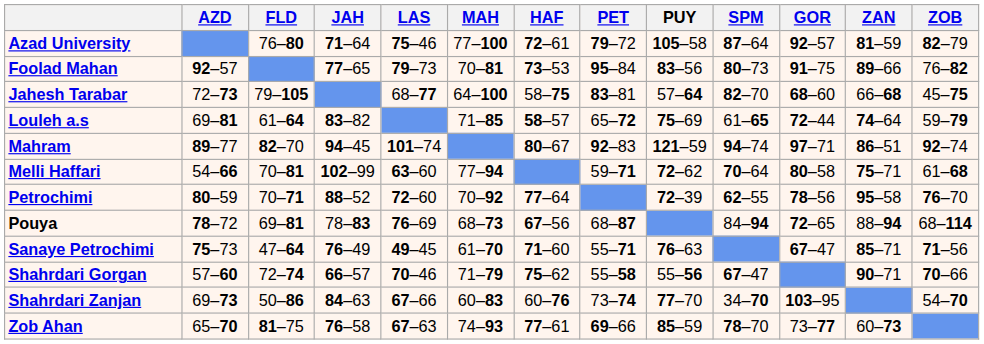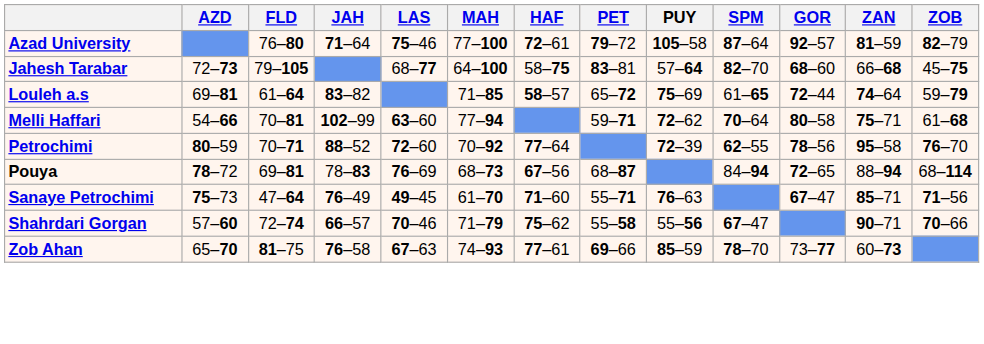- row: (63, 69)
- row: (40, 146)
- row: (75, 301)
